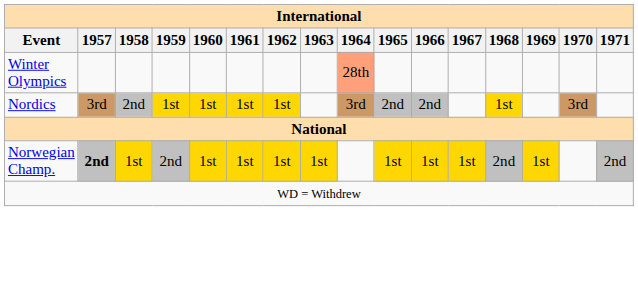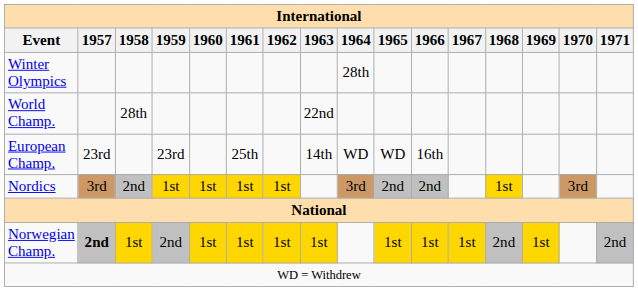(356, 72) lightsalmon background -> (356, 72) no background
+ row: (32, 113)
+ row: (37, 154)
